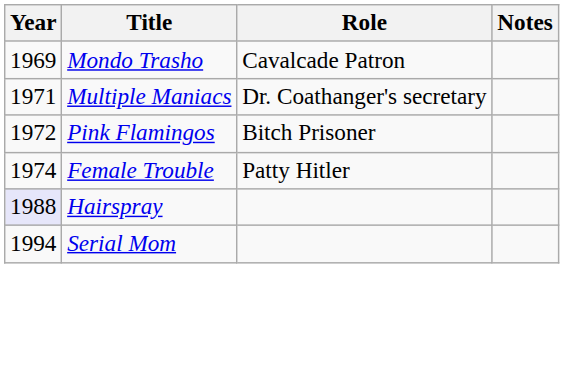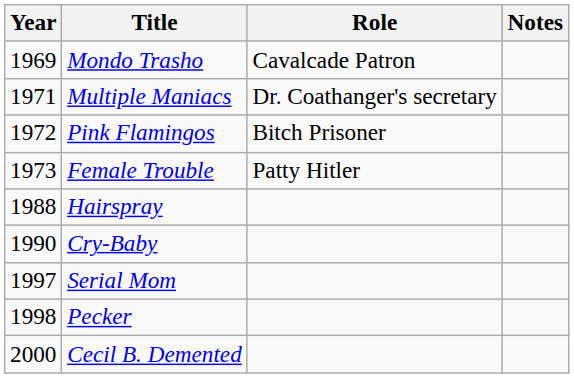(33, 170) 1974 -> (33, 170) 1973
(33, 206) lavender background -> (33, 206) no background
+ row: (112, 243)
(33, 243) 1994 -> (33, 280) 1997
+ row: (99, 317)
+ row: (154, 354)
